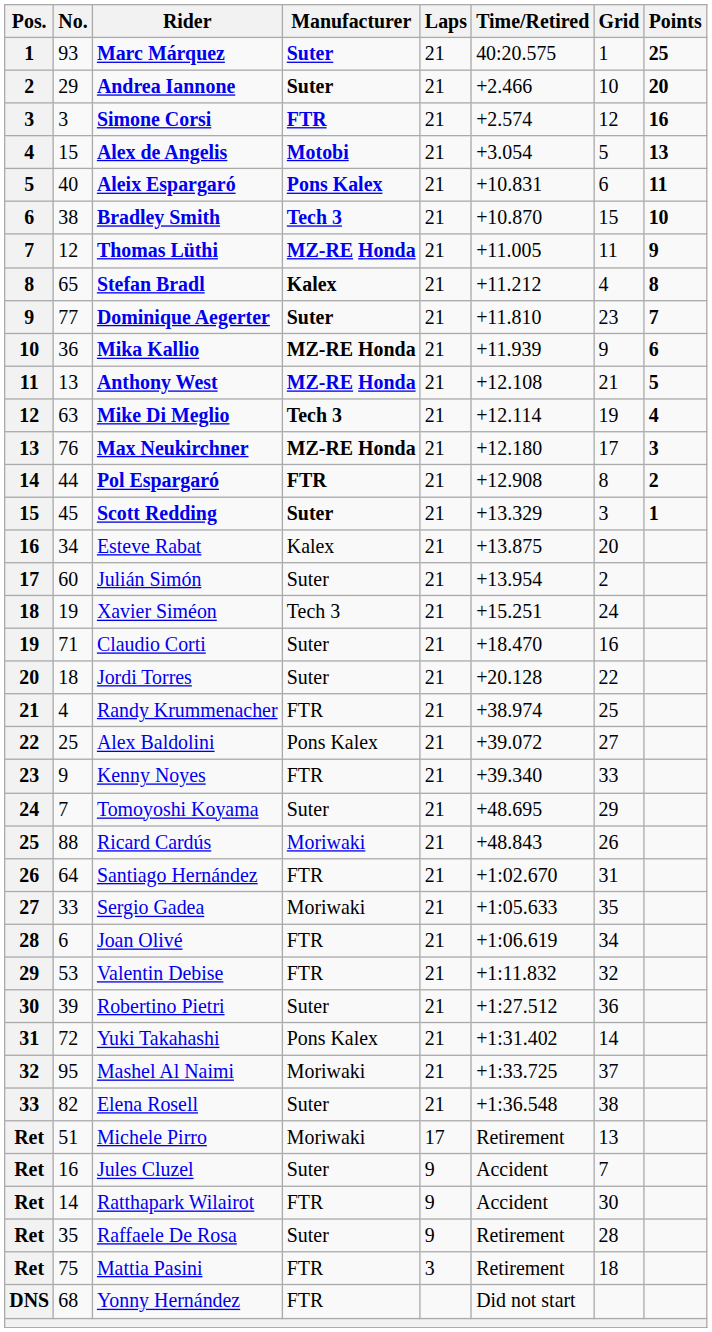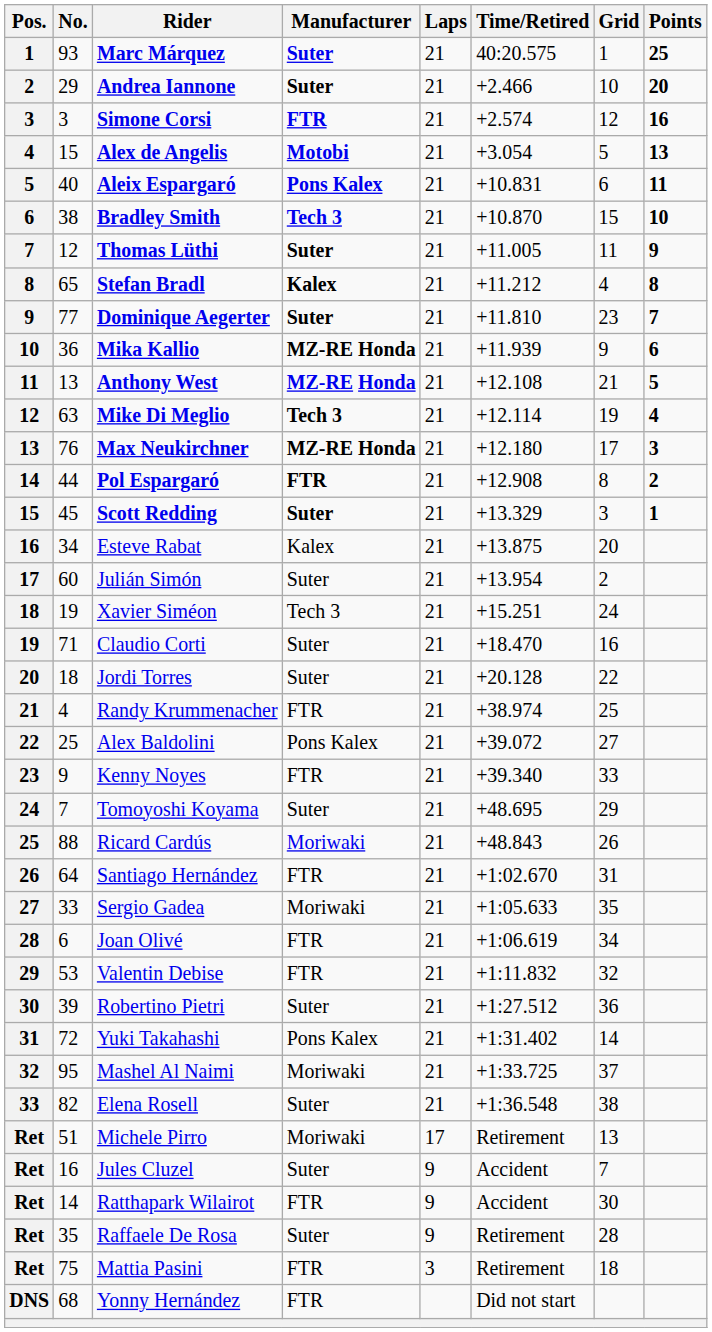(351, 250) MZ-RE Honda -> (310, 250) Suter
